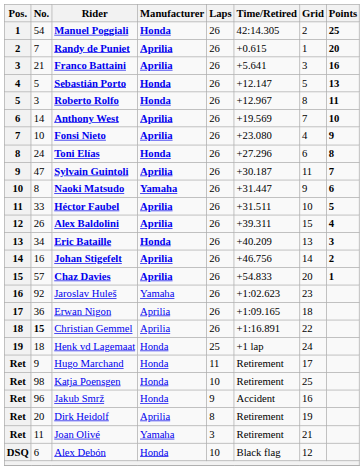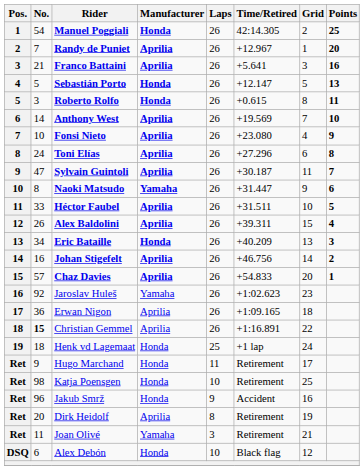(252, 48) +0.615 -> (254, 48) +12.967
(254, 101) +12.967 -> (252, 101) +0.615
(155, 153) Honda -> (156, 153) Aprilia
